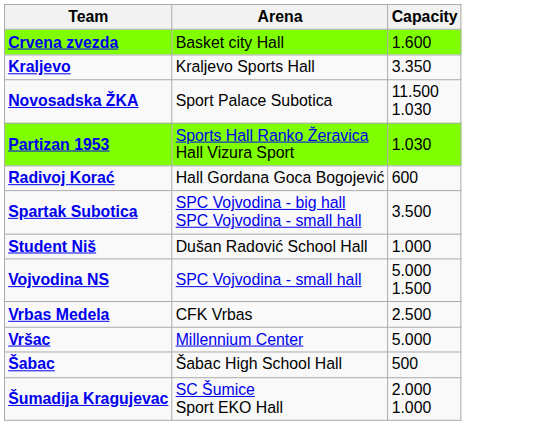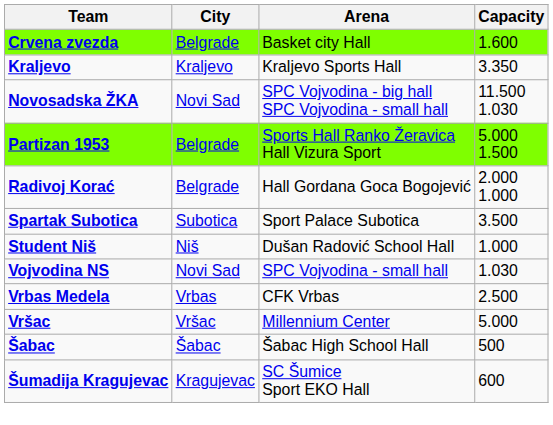+ column: (215, 17)
(254, 101) Sport Palace Subotica -> (355, 101) SPC Vojvodina - big hall SPC Vojvodina - small hall
(411, 144) 1.030 -> (498, 144) 5.000 1.500
(405, 178) 600 -> (498, 187) 2.000 1.000
(269, 212) SPC Vojvodina - big hall SPC Vojvodina - small hall -> (341, 221) Sport Palace Subotica
(411, 280) 5.000 1.500 -> (498, 271) 1.030
(411, 398) 2.000 1.000 -> (491, 380) 600
